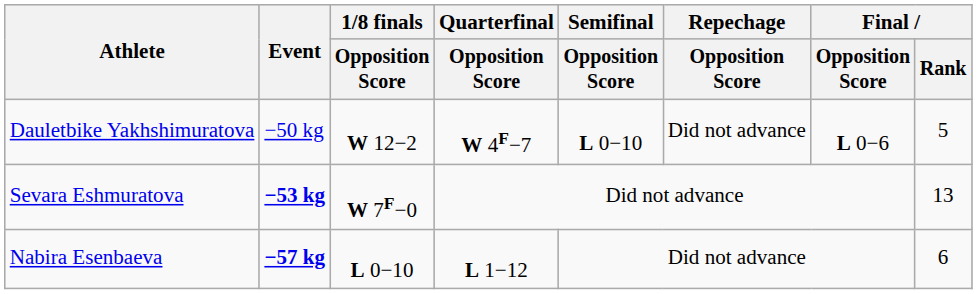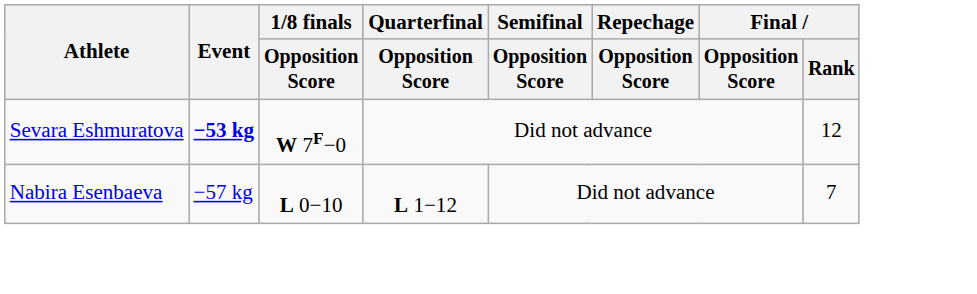- row: (132, 130)
(943, 195) 13 -> (831, 130) 12
(295, 257) bold -> (223, 192) normal
(943, 257) 6 -> (831, 192) 7
